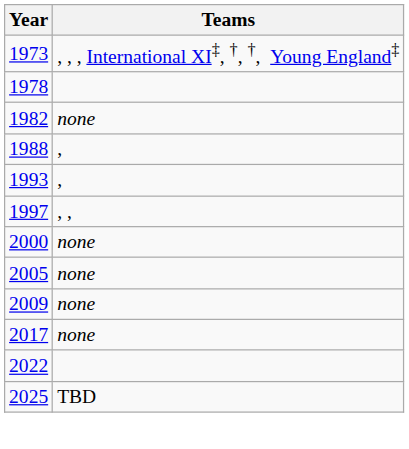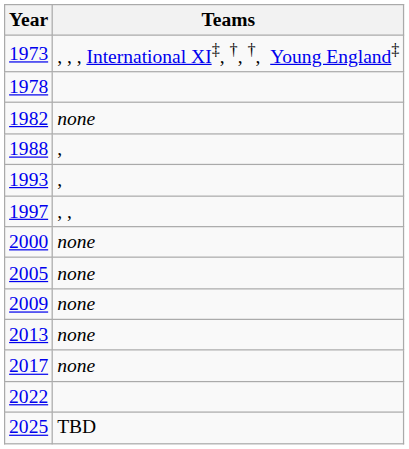+ row: (29, 334)
